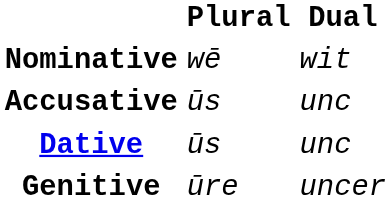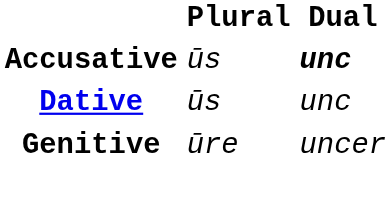- row: (91, 60)
(326, 103) normal -> (326, 60) bold
